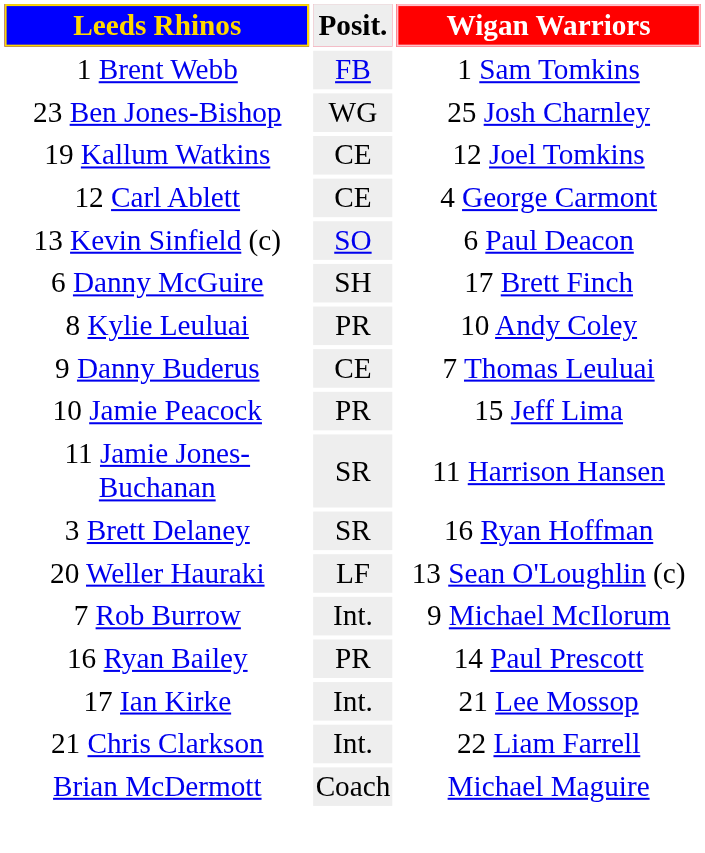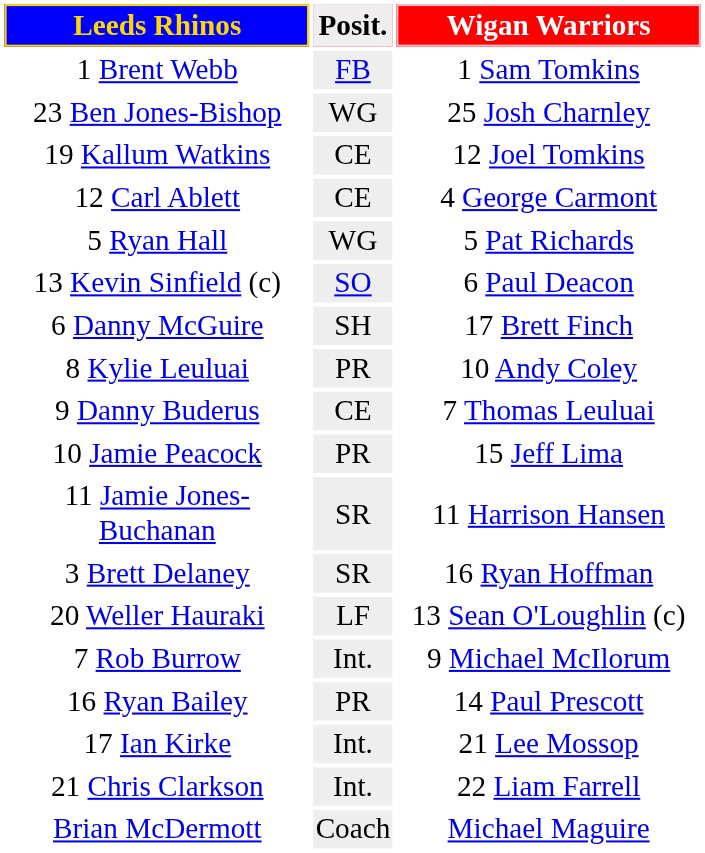+ row: (157, 240)
